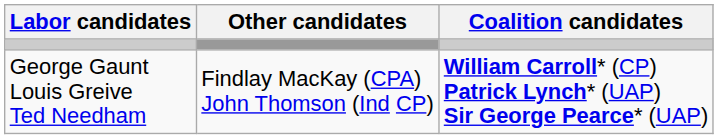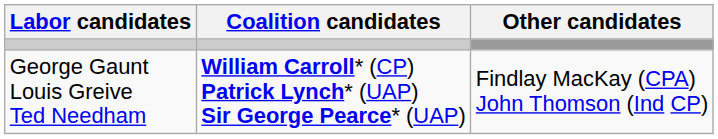columns swapped: (576, 21) <-> (318, 21)
